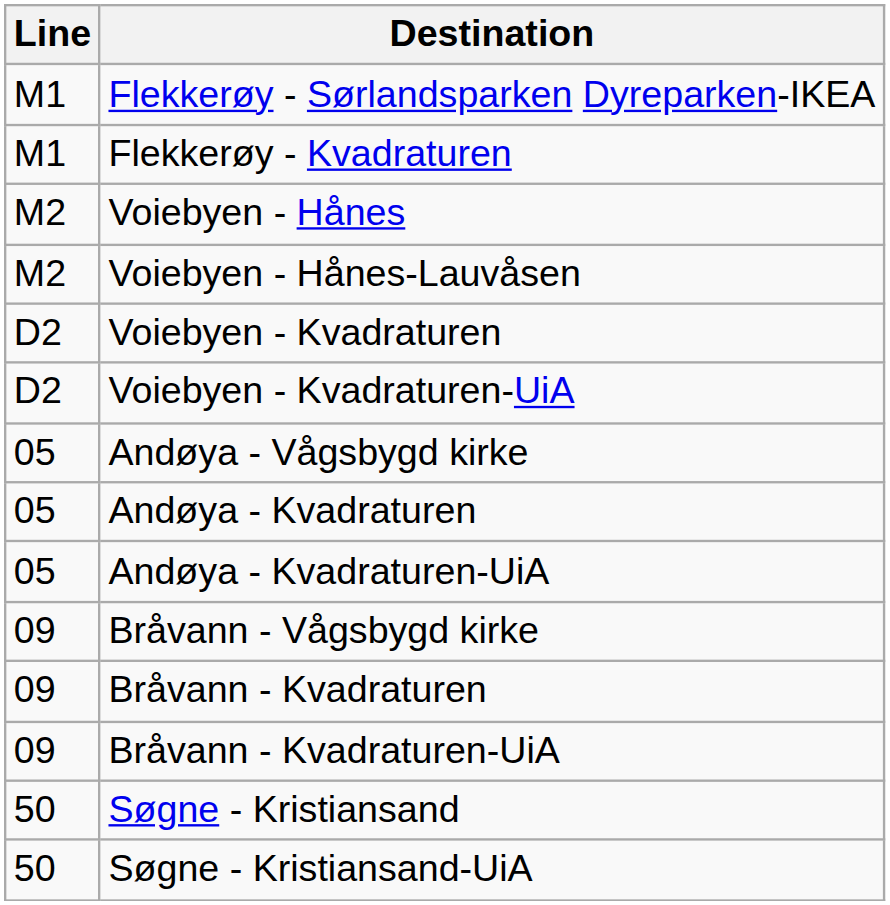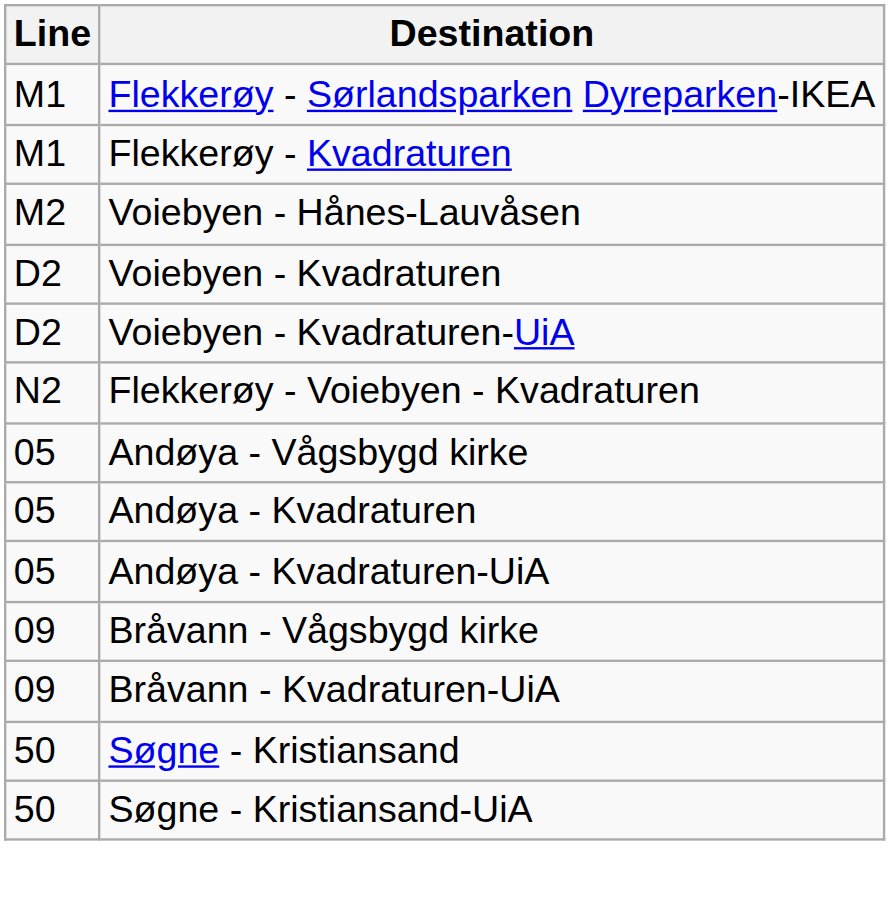- row: (257, 213)
+ row: (404, 392)
- row: (298, 690)
